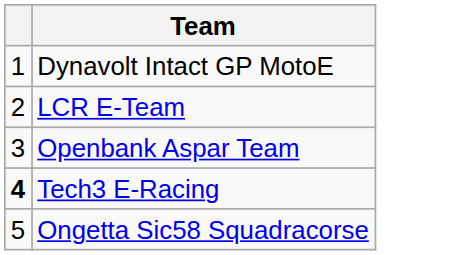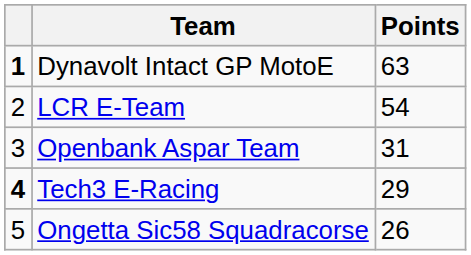+ column: (420, 25)
(18, 66) normal -> (18, 66) bold
